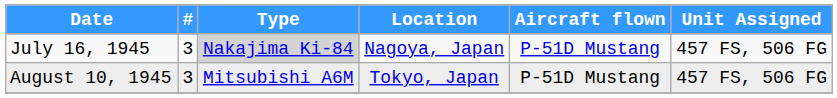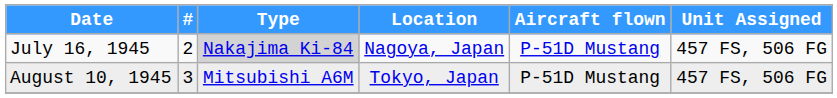(188, 49) 3 -> (188, 49) 2
